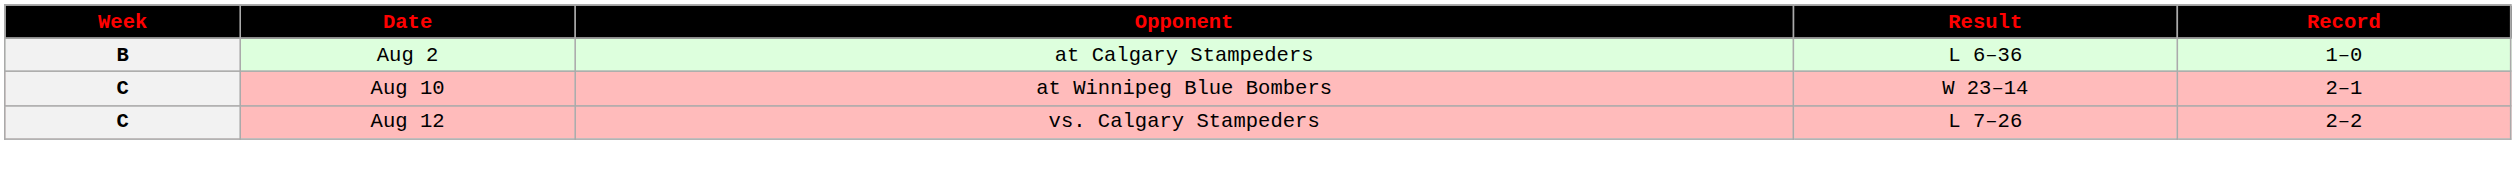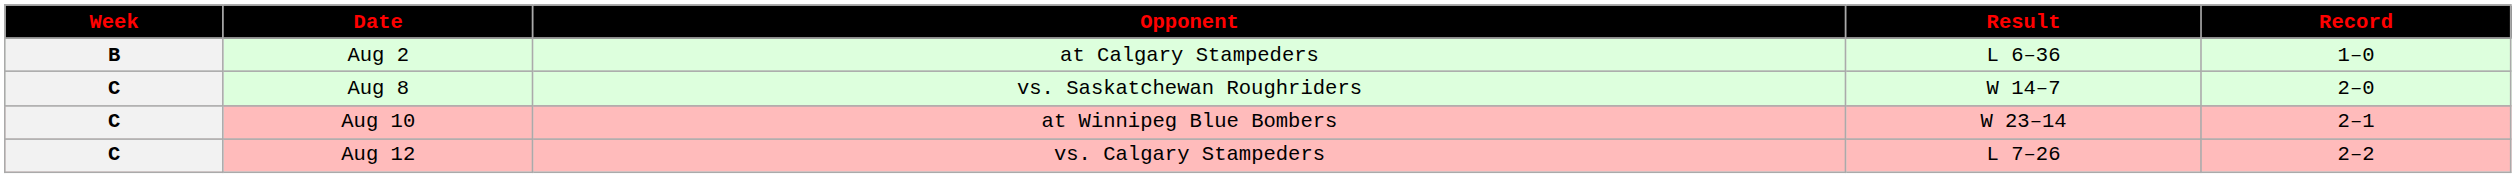+ row: (378, 88)
